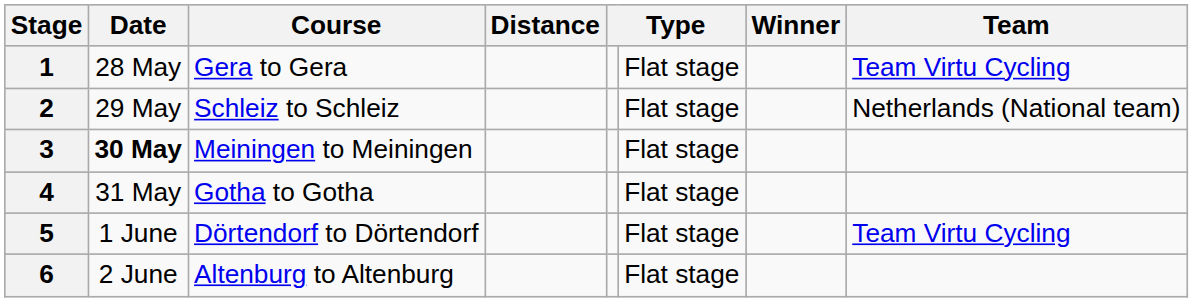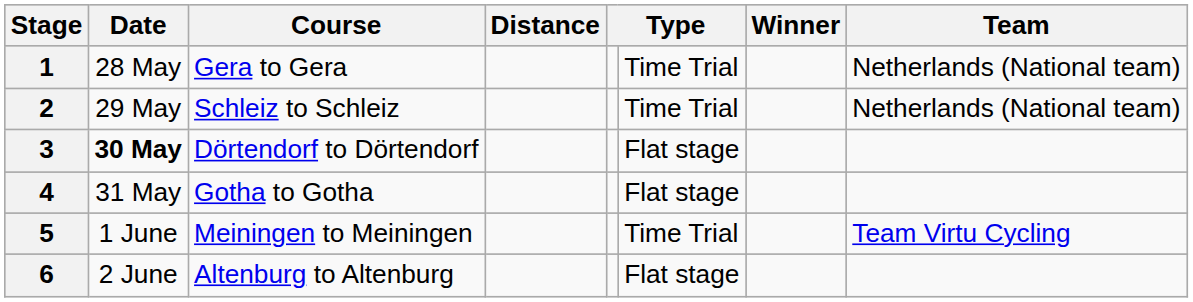(682, 66) Flat stage -> (681, 66) Time Trial
(961, 66) Team Virtu Cycling -> (1016, 66) Netherlands (National team)
(682, 108) Flat stage -> (681, 108) Time Trial
(333, 150) Meiningen to Meiningen -> (336, 150) Dörtendorf to Dörtendorf
(336, 233) Dörtendorf to Dörtendorf -> (333, 233) Meiningen to Meiningen
(682, 233) Flat stage -> (681, 233) Time Trial
